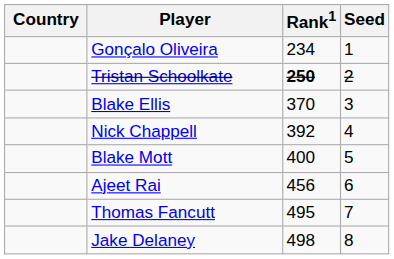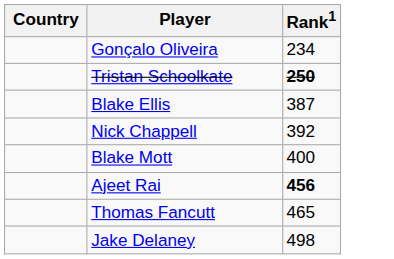- column: (365, 20)
(301, 104) 370 -> (301, 104) 387
(301, 185) normal -> (301, 185) bold
(301, 212) 495 -> (301, 212) 465
